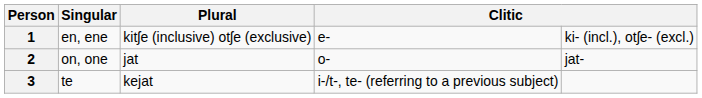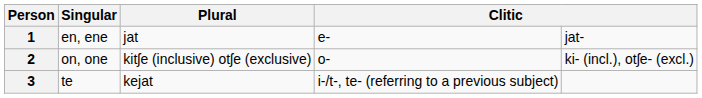(217, 37) kitʃe (inclusive) otʃe (exclusive) -> (131, 37) jat
(629, 37) ki- (incl.), otʃe- (excl.) -> (574, 37) jat-
(131, 59) jat -> (217, 59) kitʃe (inclusive) otʃe (exclusive)
(574, 59) jat- -> (629, 59) ki- (incl.), otʃe- (excl.)
